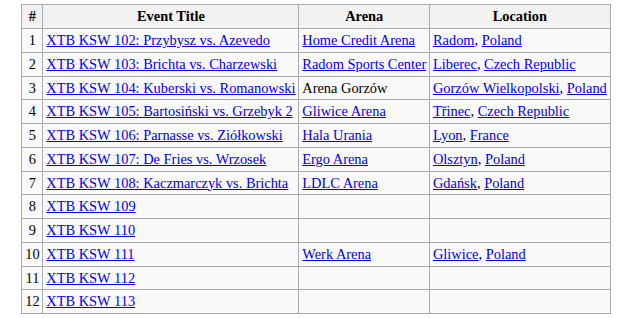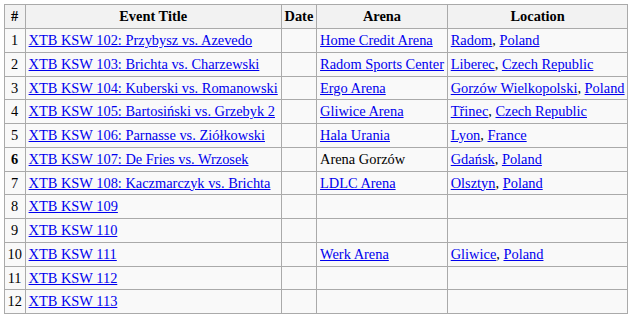+ column: (299, 16)
(345, 88) Arena Gorzów -> (353, 88) Ergo Arena
(32, 159) normal -> (15, 159) bold
(335, 159) Ergo Arena -> (363, 159) Arena Gorzów
(479, 159) Olsztyn, Poland -> (496, 159) Gdańsk, Poland
(479, 183) Gdańsk, Poland -> (497, 183) Olsztyn, Poland
